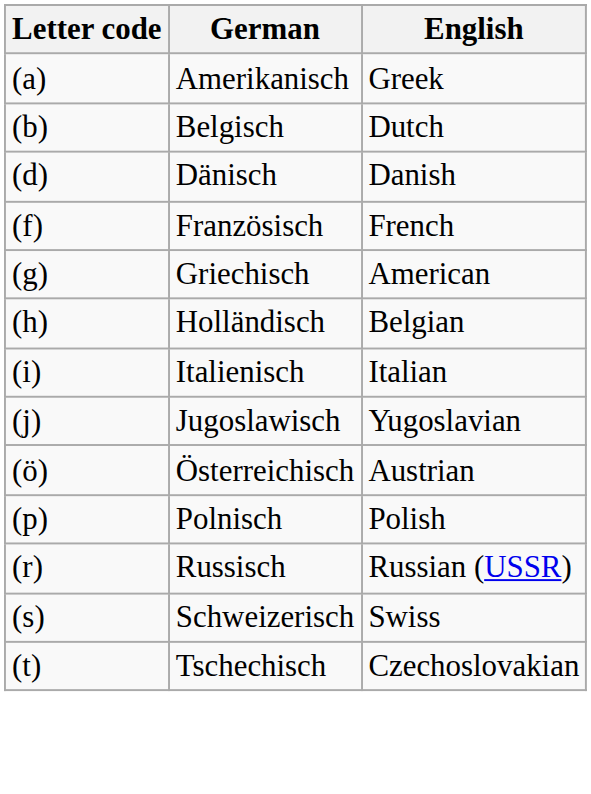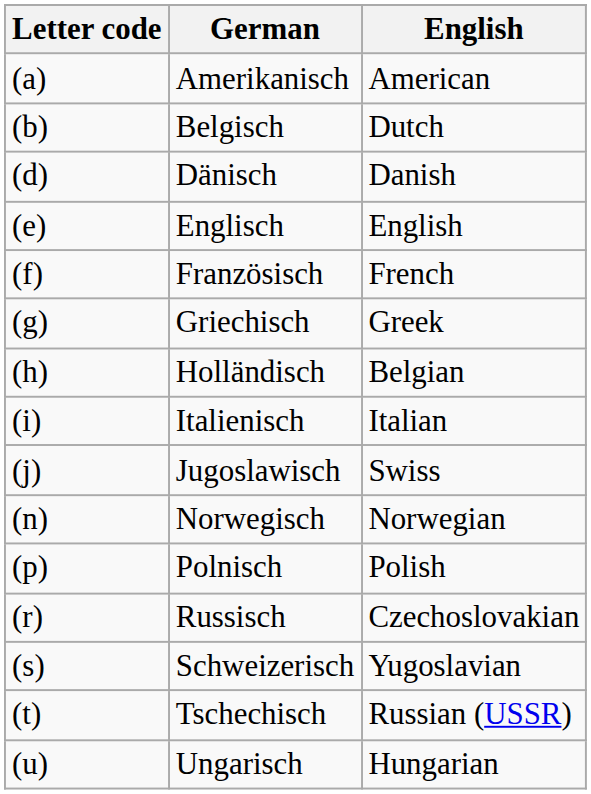(406, 77) Greek -> (429, 77) American
+ row: (230, 224)
(429, 273) American -> (406, 322) Greek
(445, 420) Yugoslavian -> (404, 469) Swiss
+ row: (250, 518)
- row: (265, 469)
(470, 567) Russian (USSR) -> (474, 616) Czechoslovakian
(404, 616) Swiss -> (445, 665) Yugoslavian
(474, 665) Czechoslovakian -> (470, 714) Russian (USSR)
+ row: (239, 763)
